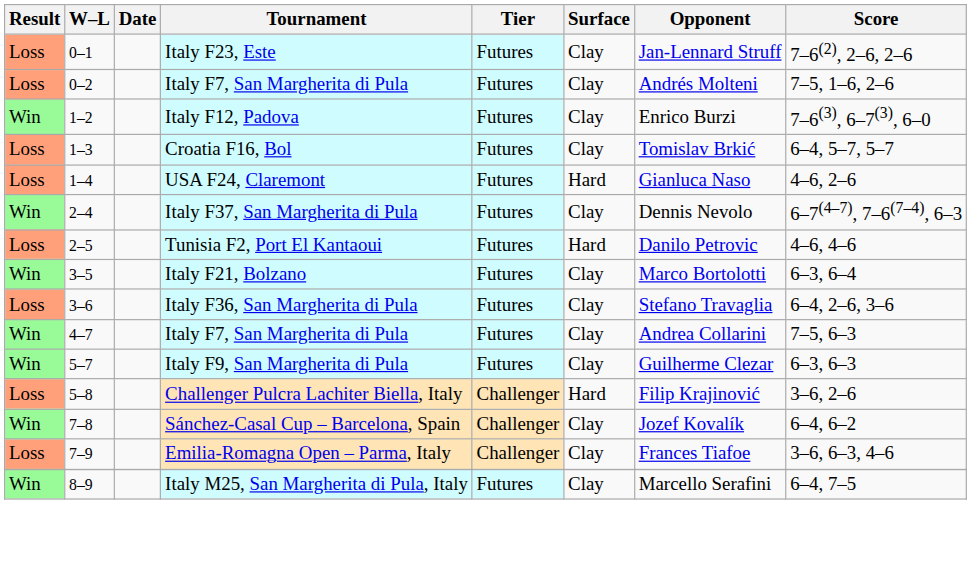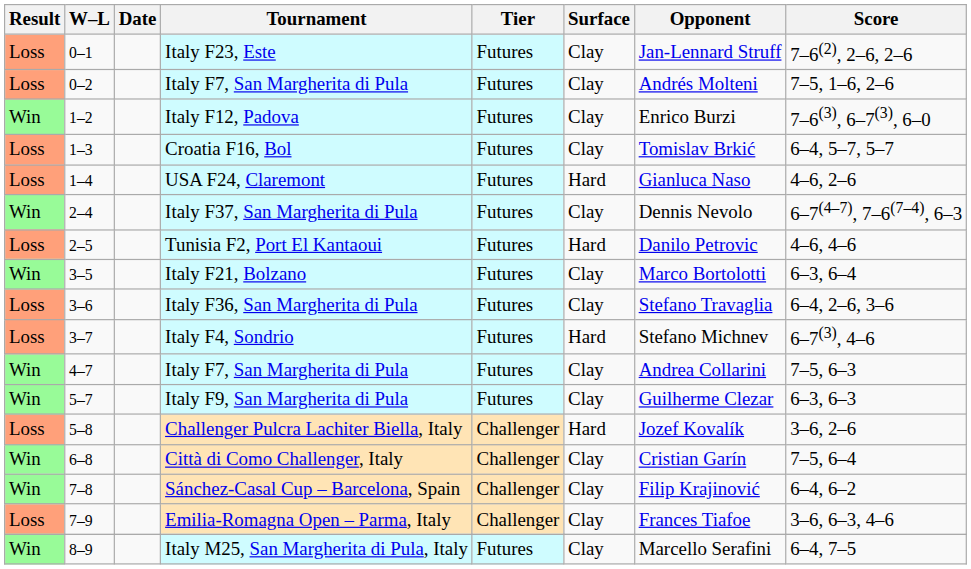+ row: (81, 337)
(699, 394) Filip Krajinović -> (691, 429) Jozef Kovalík
+ row: (81, 460)
(691, 424) Jozef Kovalík -> (699, 489) Filip Krajinović
